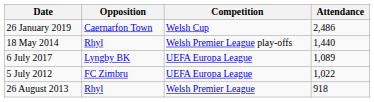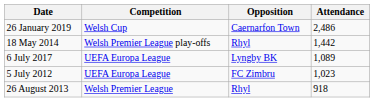columns swapped: (237, 12) <-> (123, 12)
(324, 43) 1,440 -> (324, 43) 1,442
(324, 74) 1,022 -> (324, 74) 1,023
